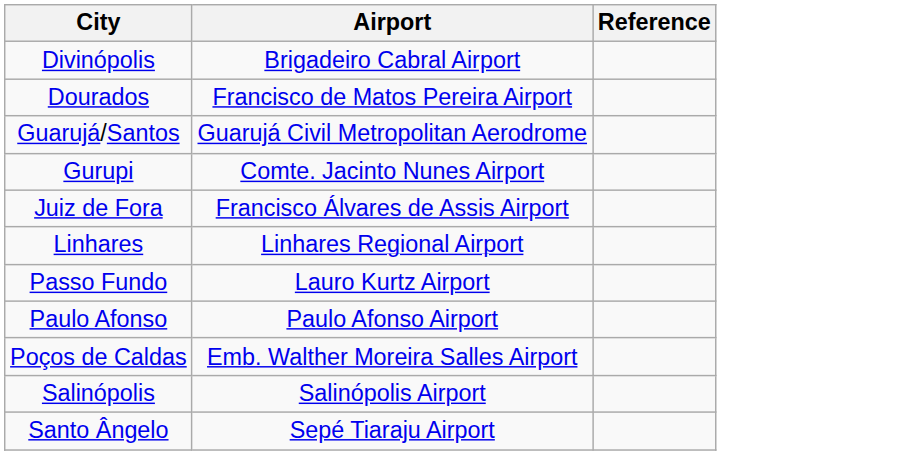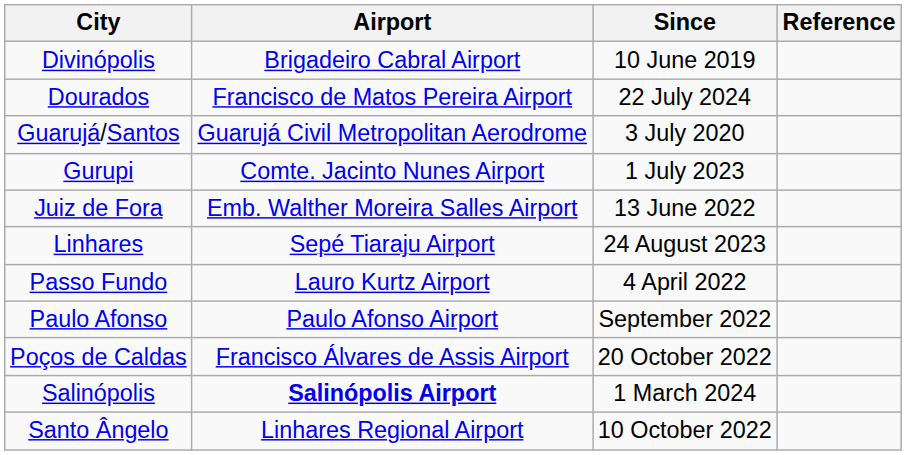+ column: (685, 23)
(392, 208) Francisco Álvares de Assis Airport -> (392, 208) Emb. Walther Moreira Salles Airport
(392, 245) Linhares Regional Airport -> (392, 245) Sepé Tiaraju Airport
(392, 356) Emb. Walther Moreira Salles Airport -> (392, 356) Francisco Álvares de Assis Airport
(392, 393) normal -> (392, 393) bold
(392, 430) Sepé Tiaraju Airport -> (392, 430) Linhares Regional Airport
